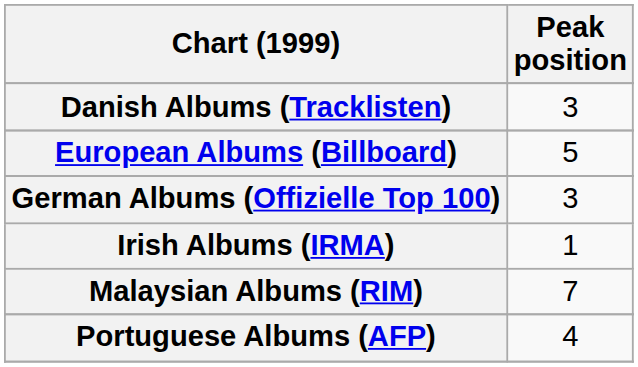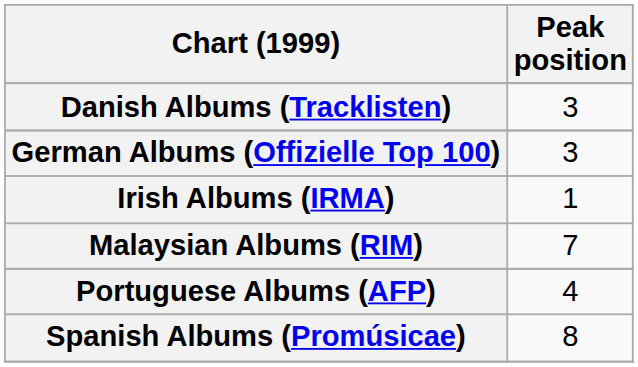- row: (256, 152)
+ row: (256, 337)
